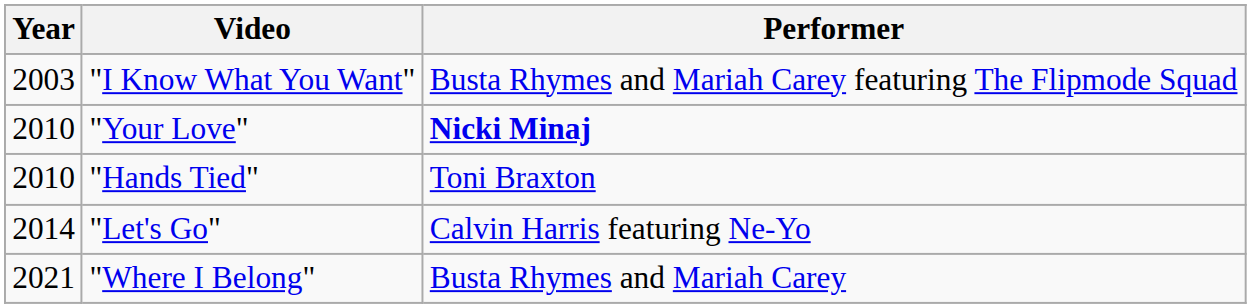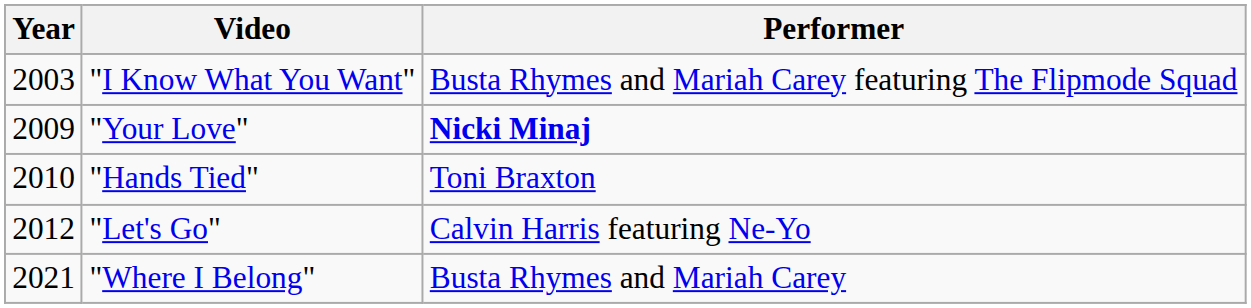(44, 128) 2010 -> (44, 128) 2009
(44, 228) 2014 -> (44, 228) 2012
